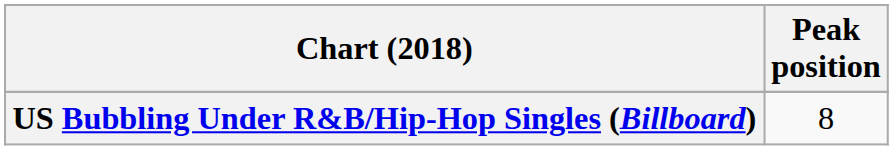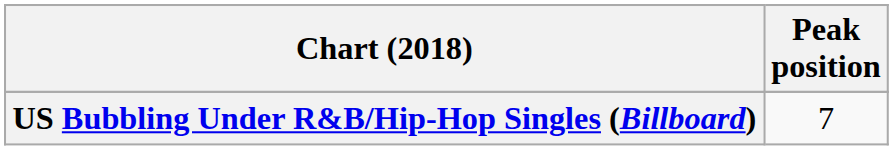(826, 117) 8 -> (826, 117) 7
